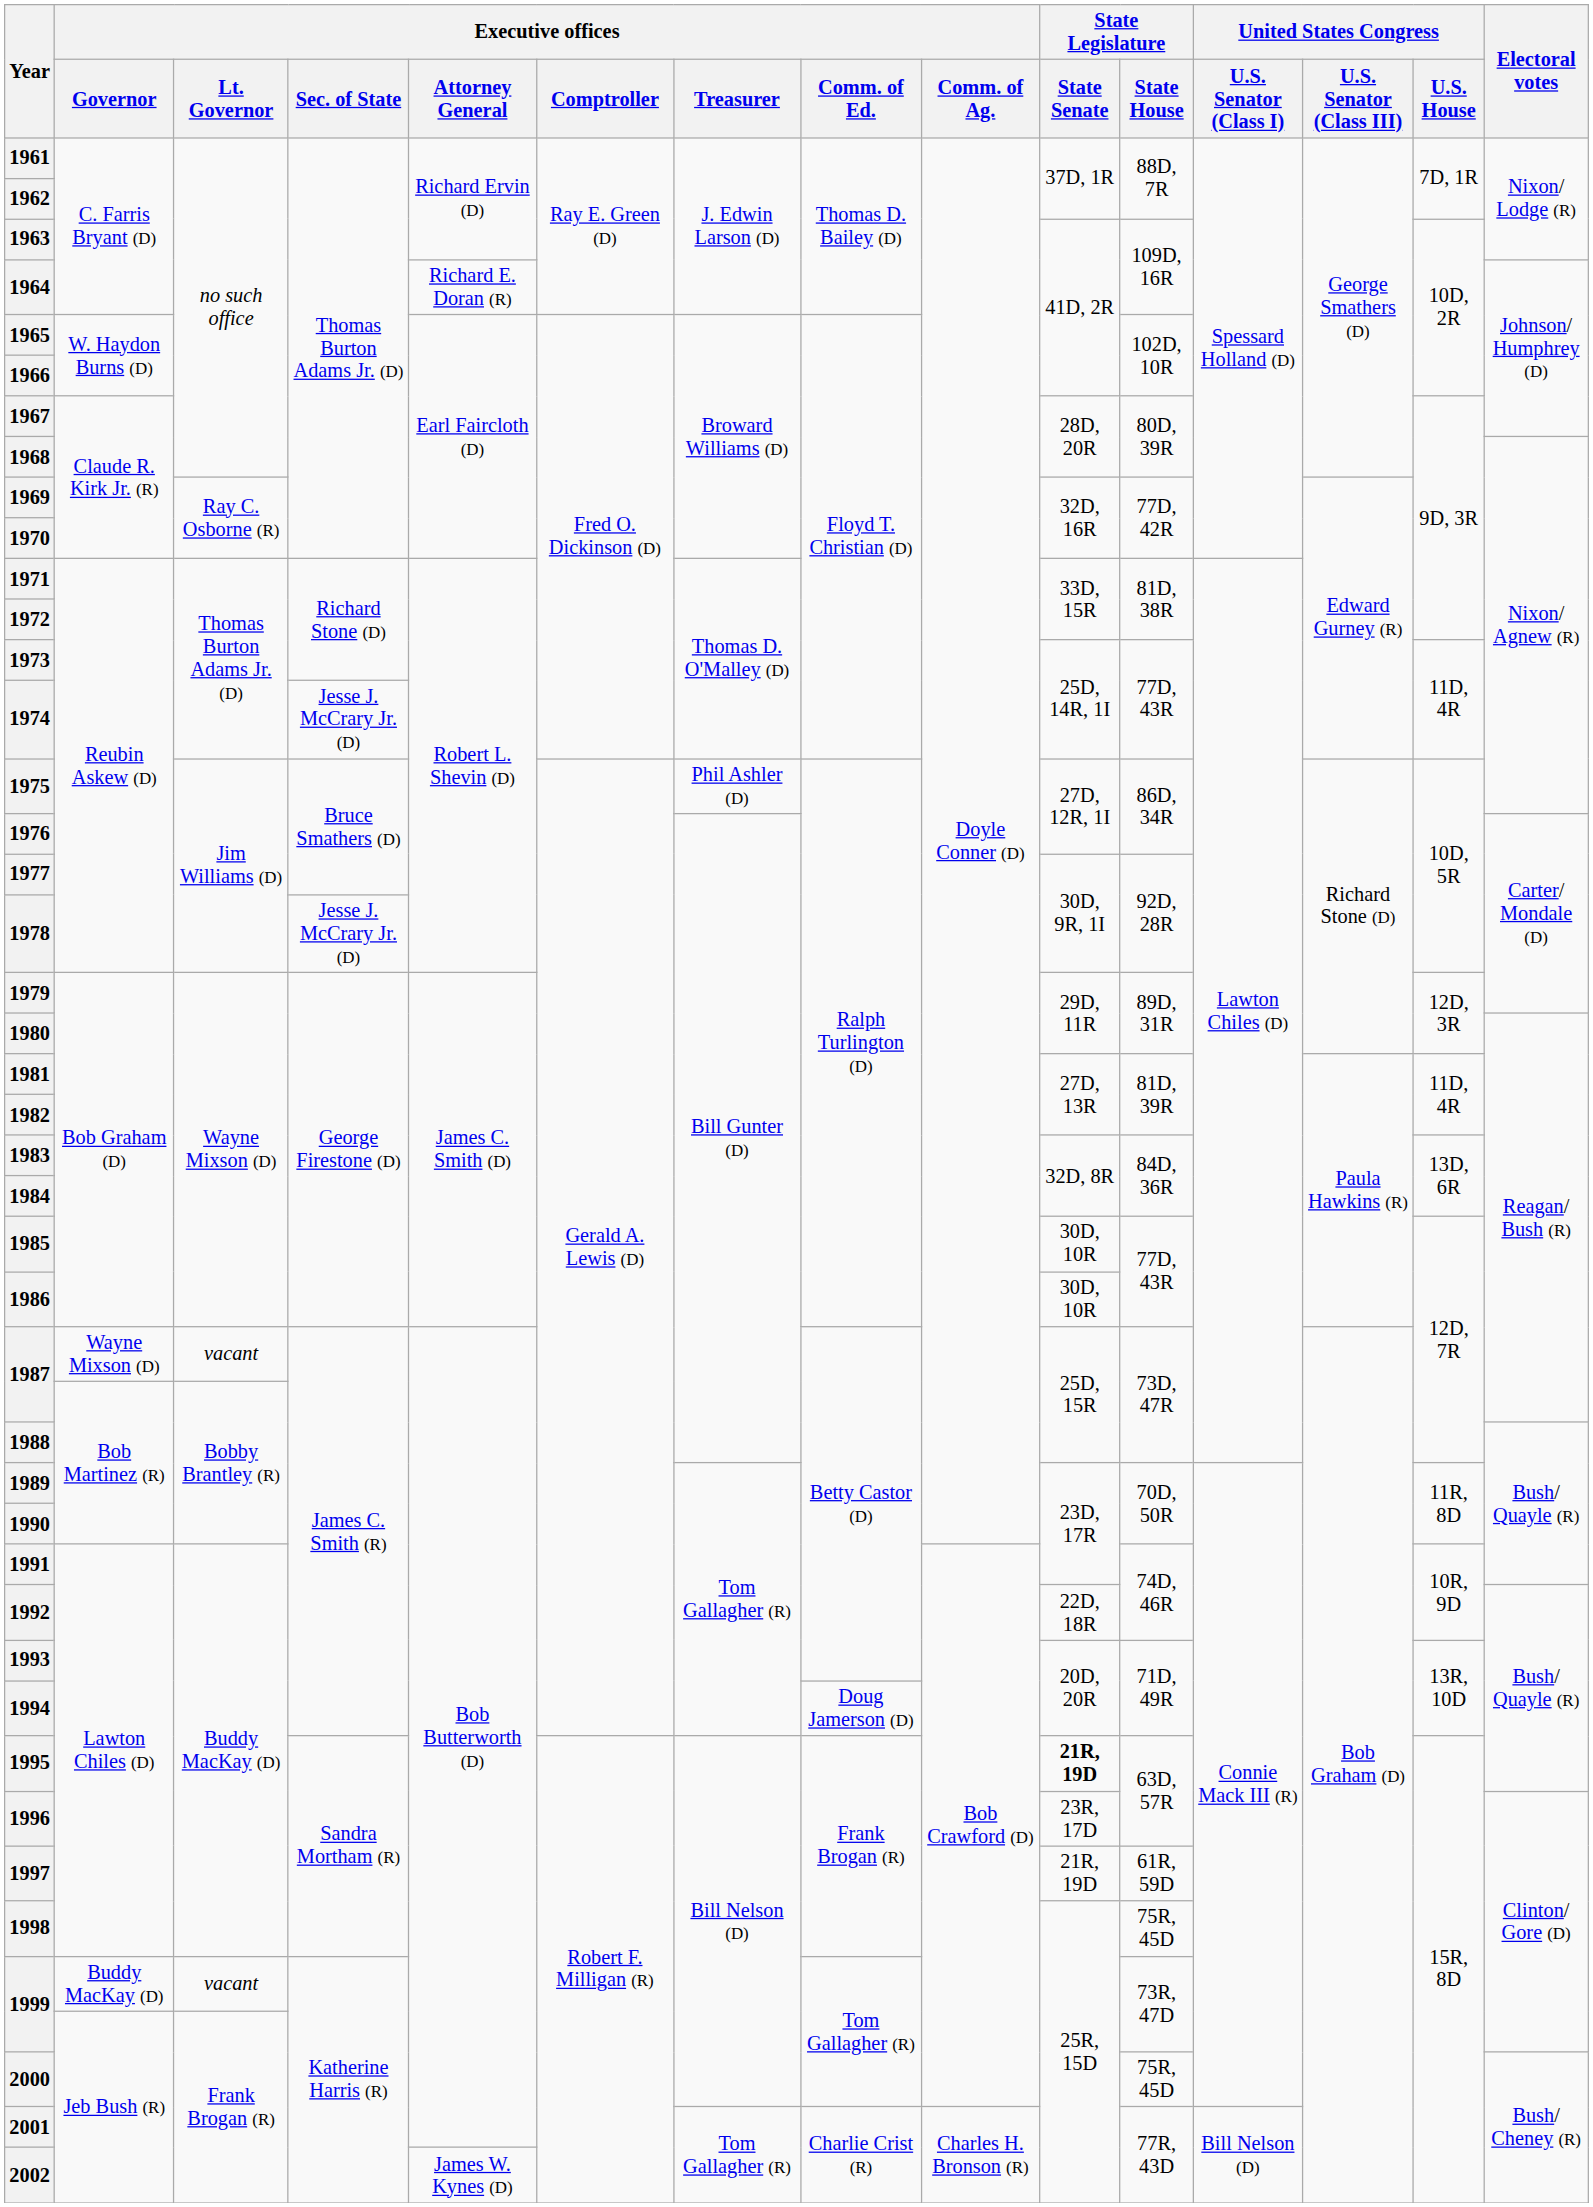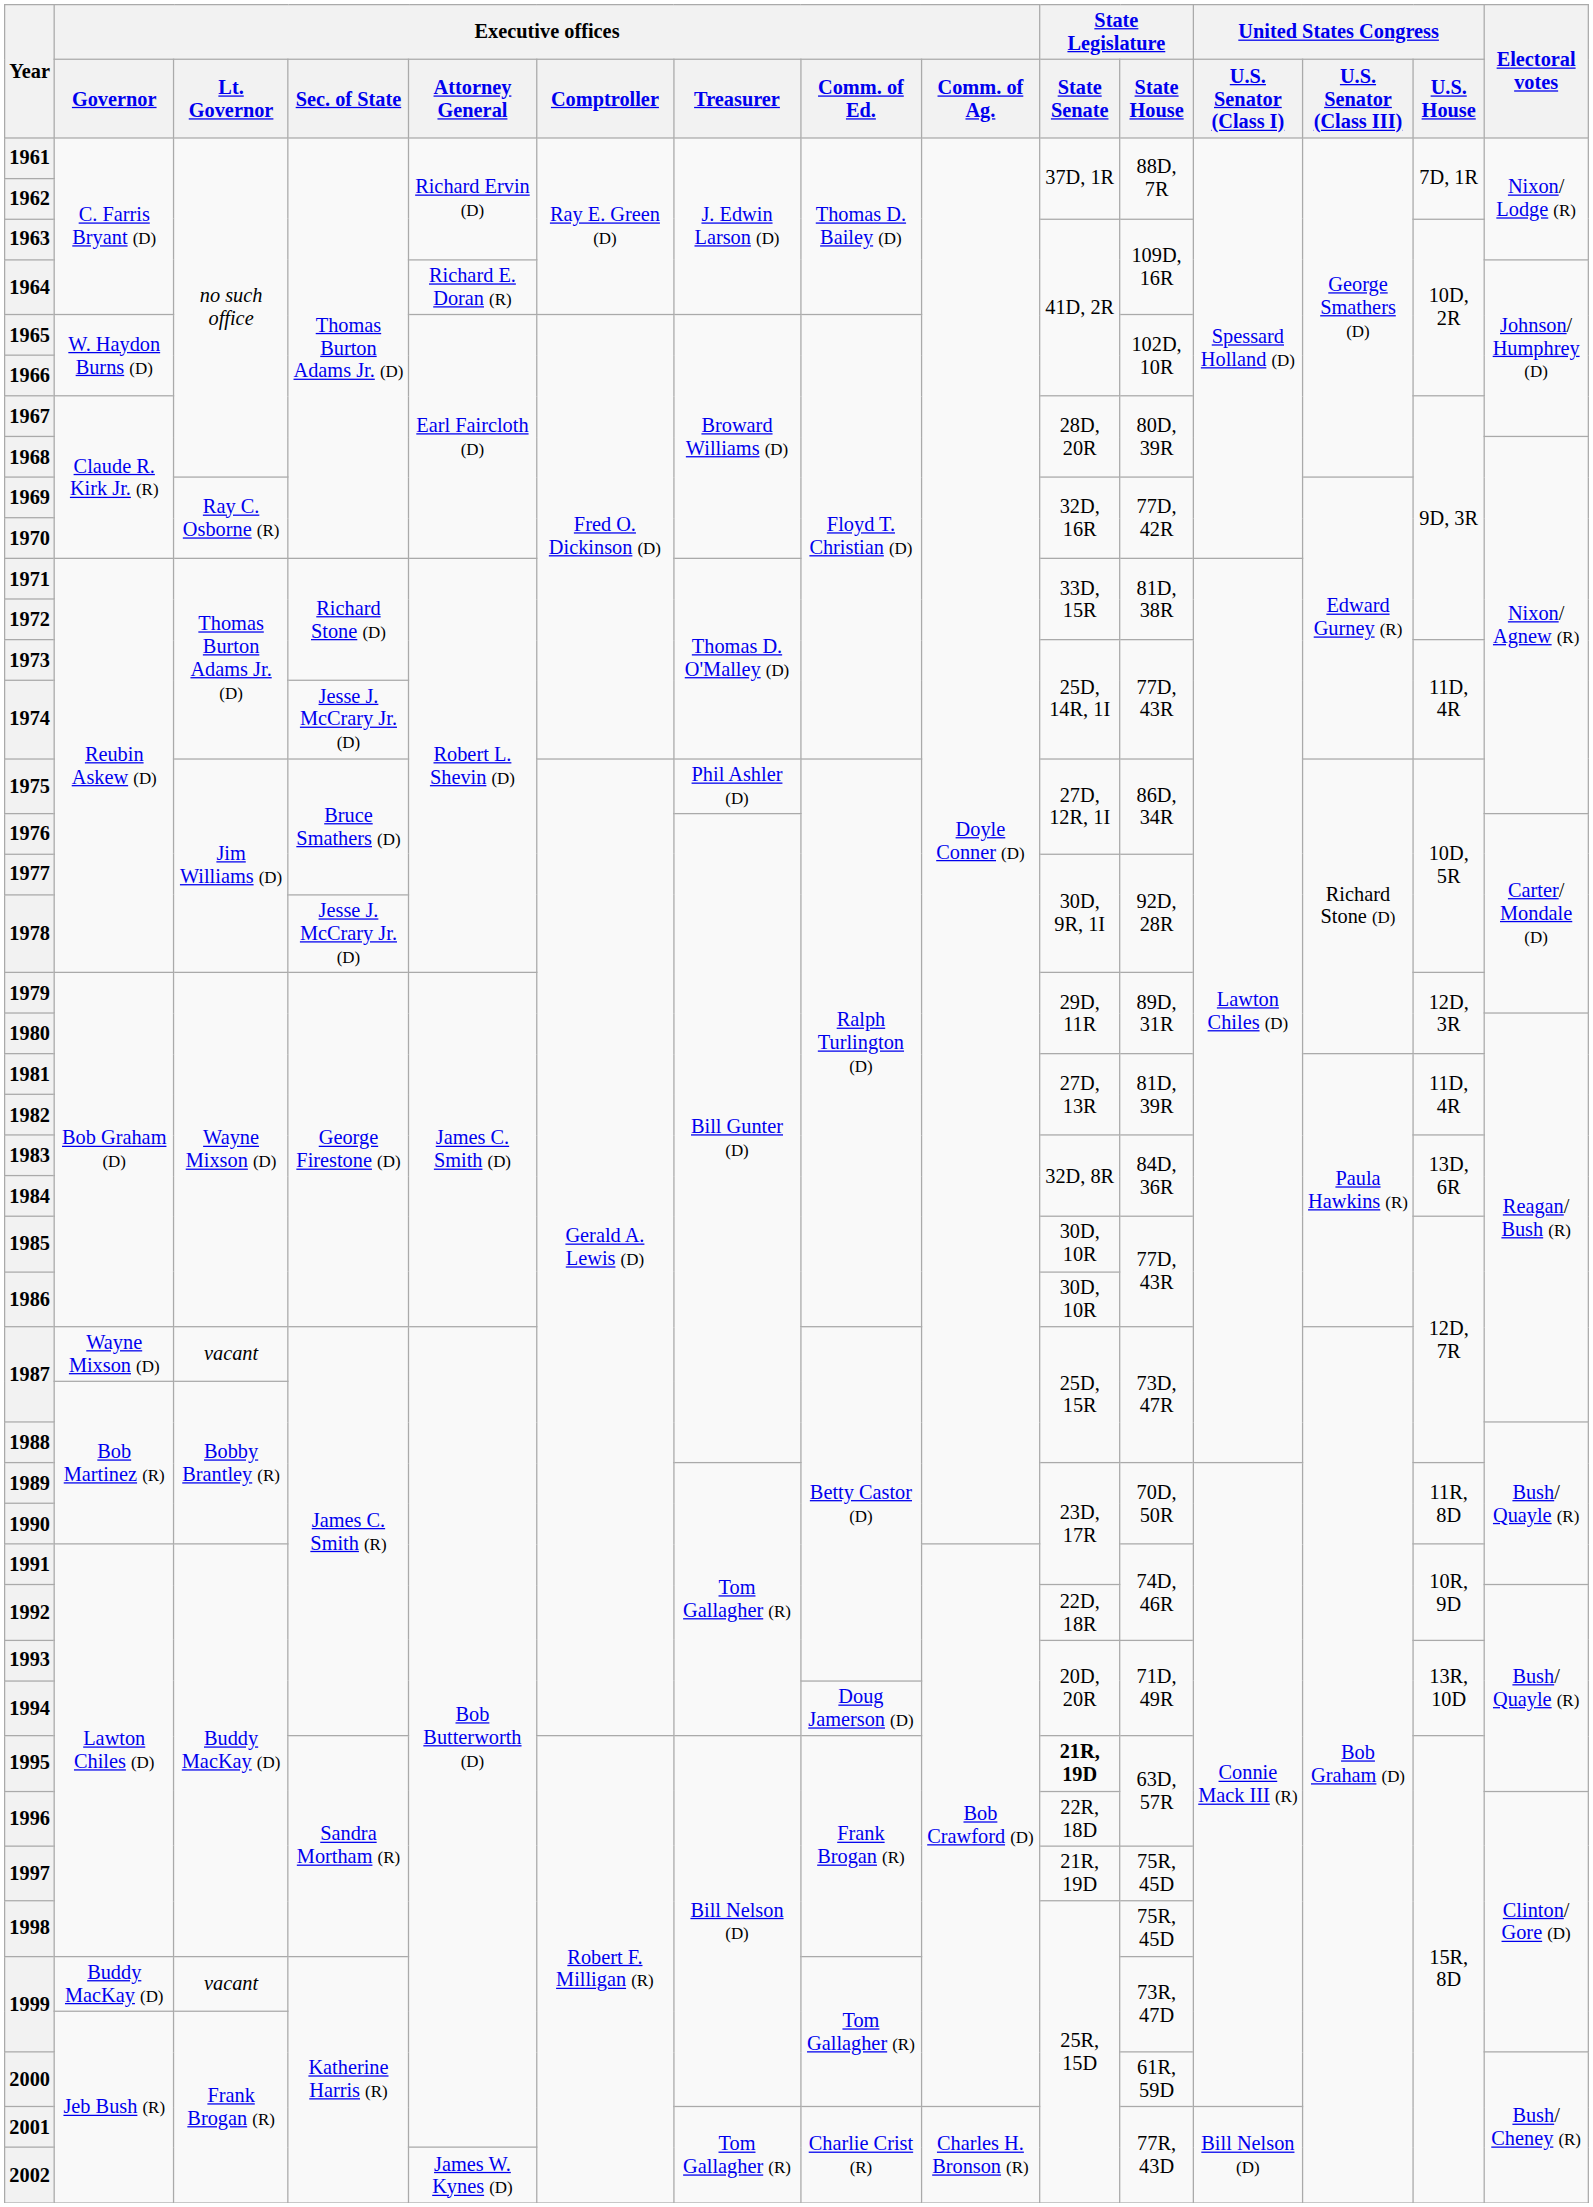(1080, 1818) 23R, 17D -> (1080, 1818) 22R, 18D
(1157, 1873) 61R, 59D -> (1157, 1873) 75R, 45D
(1157, 2079) 75R, 45D -> (1157, 2079) 61R, 59D
